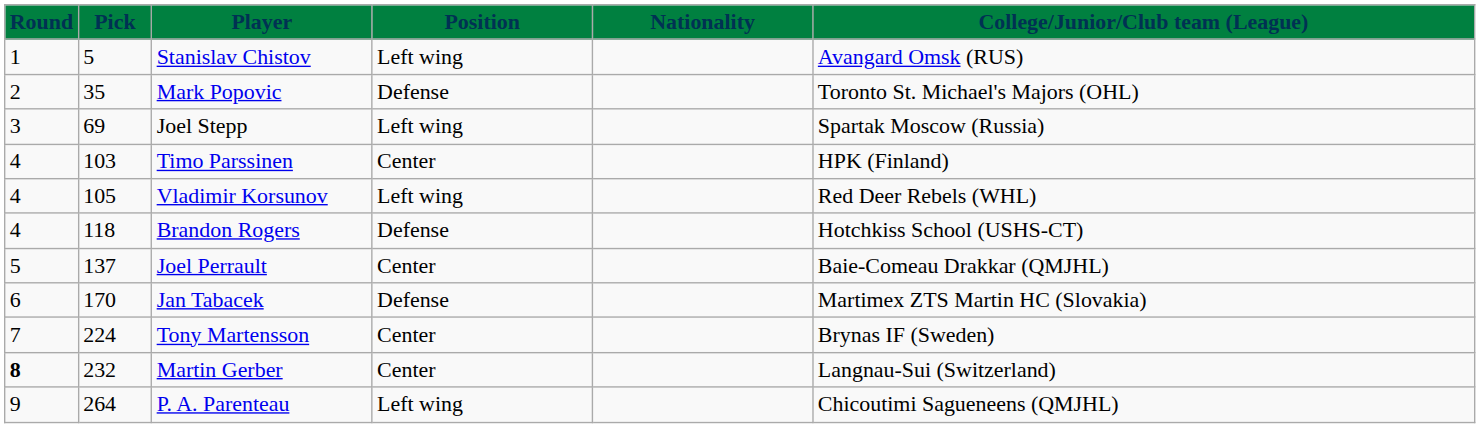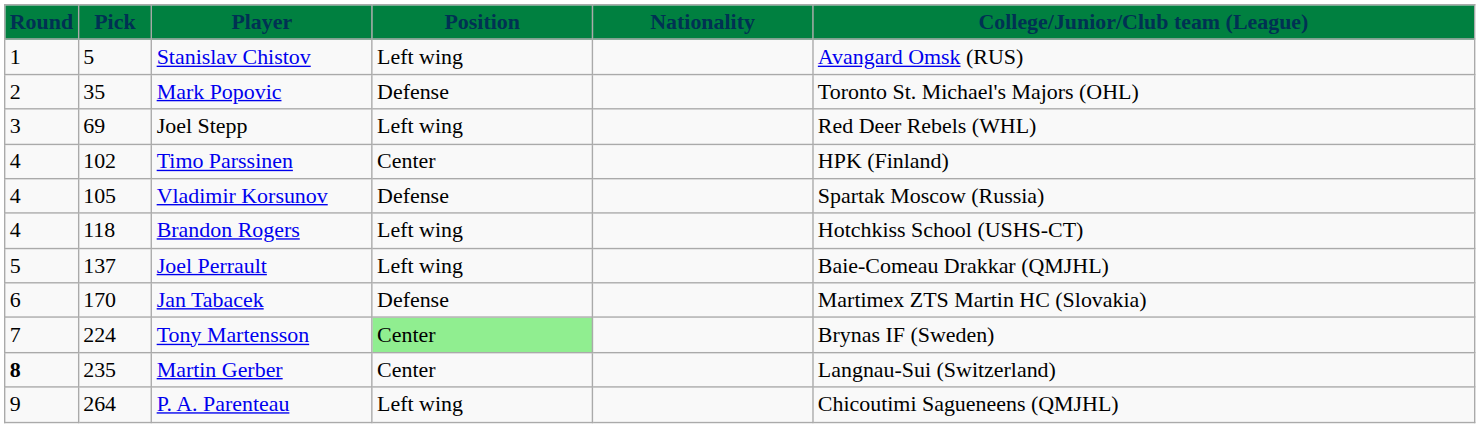(931, 126) Spartak Moscow (Russia) -> (927, 126) Red Deer Rebels (WHL)
(100, 160) 103 -> (100, 160) 102
(420, 195) Left wing -> (413, 195) Defense
(927, 195) Red Deer Rebels (WHL) -> (931, 195) Spartak Moscow (Russia)
(413, 230) Defense -> (420, 230) Left wing
(406, 265) Center -> (420, 265) Left wing
(406, 334) no background -> (406, 334) lightgreen background
(100, 369) 232 -> (100, 369) 235
